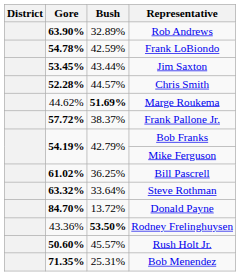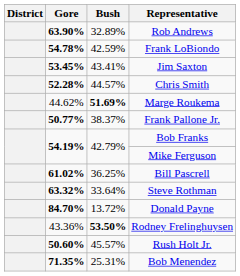(108, 66) 43.44% -> (108, 66) 43.41%
(66, 119) 57.72% -> (66, 119) 50.77%
